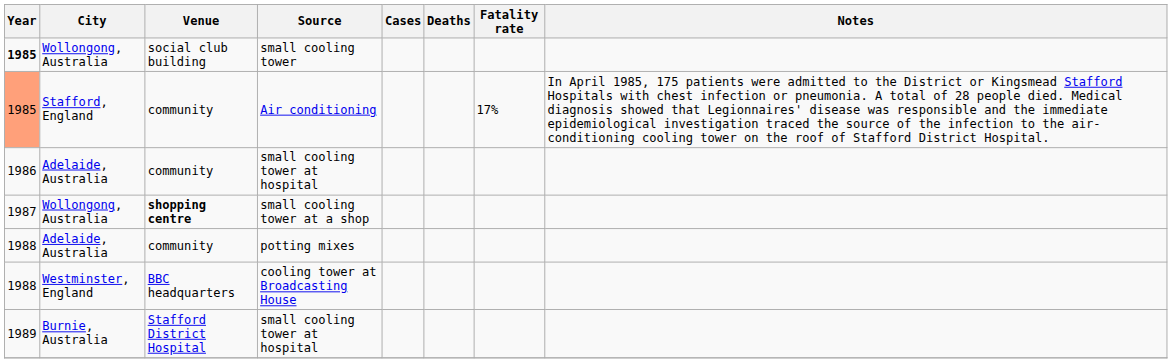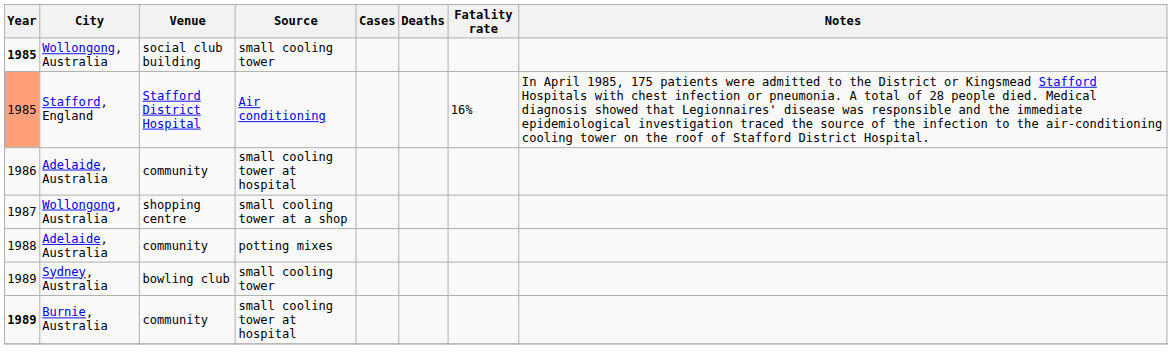(180, 110) community -> (172, 110) Stafford District Hospital
(487, 110) 17% -> (462, 110) 16%
(177, 212) bold -> (172, 212) normal
- row: (86, 286)
+ row: (75, 279)
(22, 334) normal -> (22, 320) bold
(177, 334) Stafford District Hospital -> (175, 320) community
